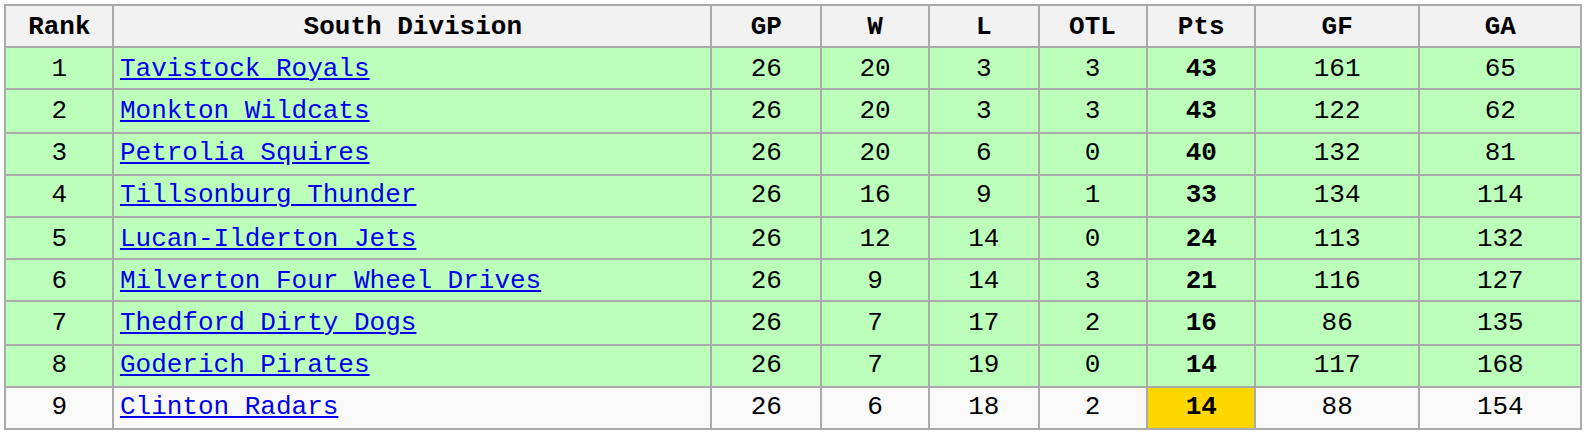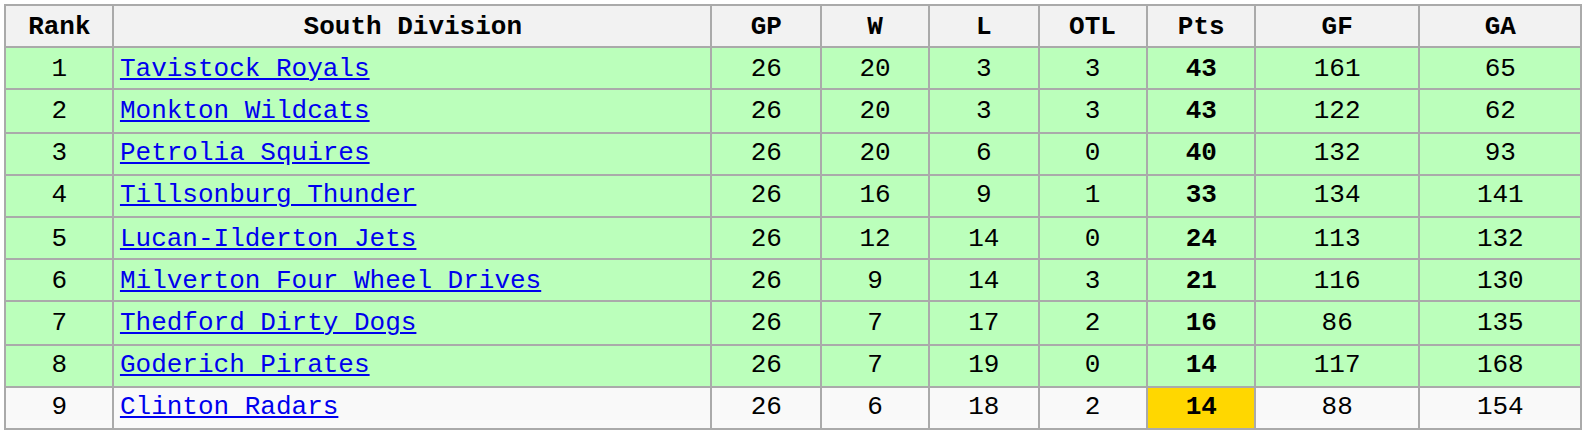(1500, 153) 81 -> (1500, 153) 93
(1500, 196) 114 -> (1500, 196) 141
(1500, 280) 127 -> (1500, 280) 130
